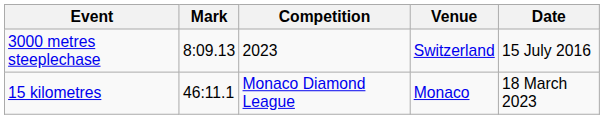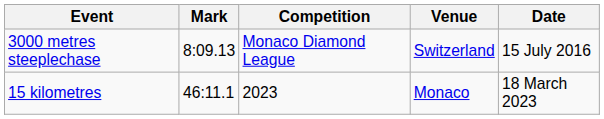(260, 50) 2023 -> (304, 50) Monaco Diamond League
(304, 93) Monaco Diamond League -> (260, 93) 2023
